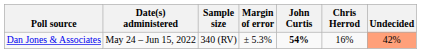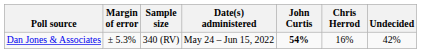columns swapped: (151, 18) <-> (258, 18)
(392, 40) lightsalmon background -> (392, 40) no background
